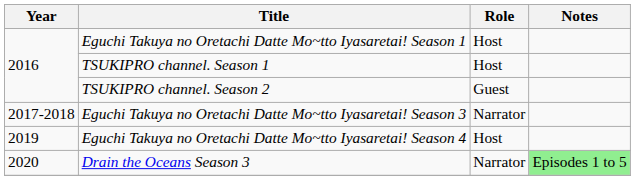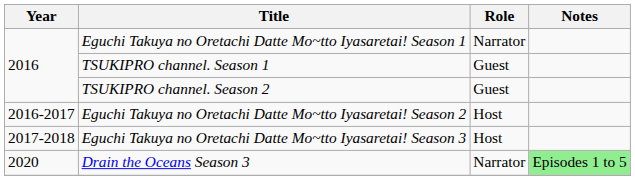(488, 41) Host -> (499, 41) Narrator
(488, 65) Host -> (491, 65) Guest
+ row: (274, 114)
(499, 114) Narrator -> (488, 138) Host
- row: (274, 138)
